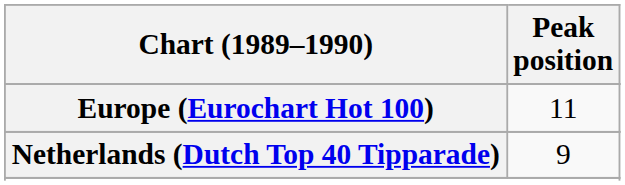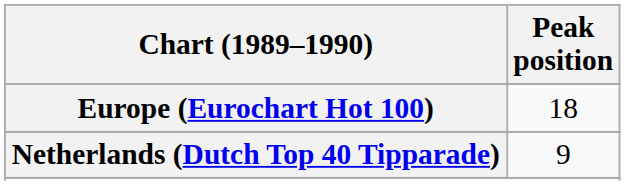(563, 107) 11 -> (563, 107) 18
